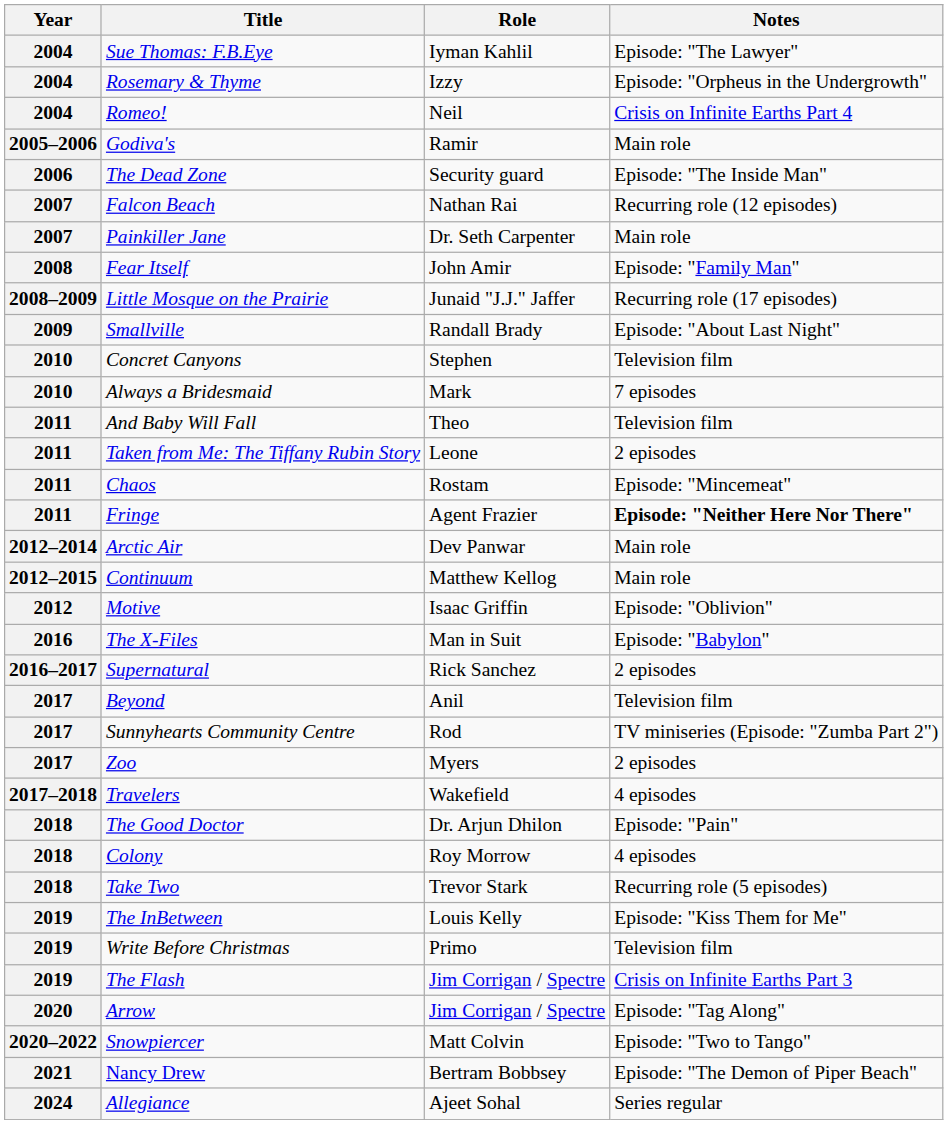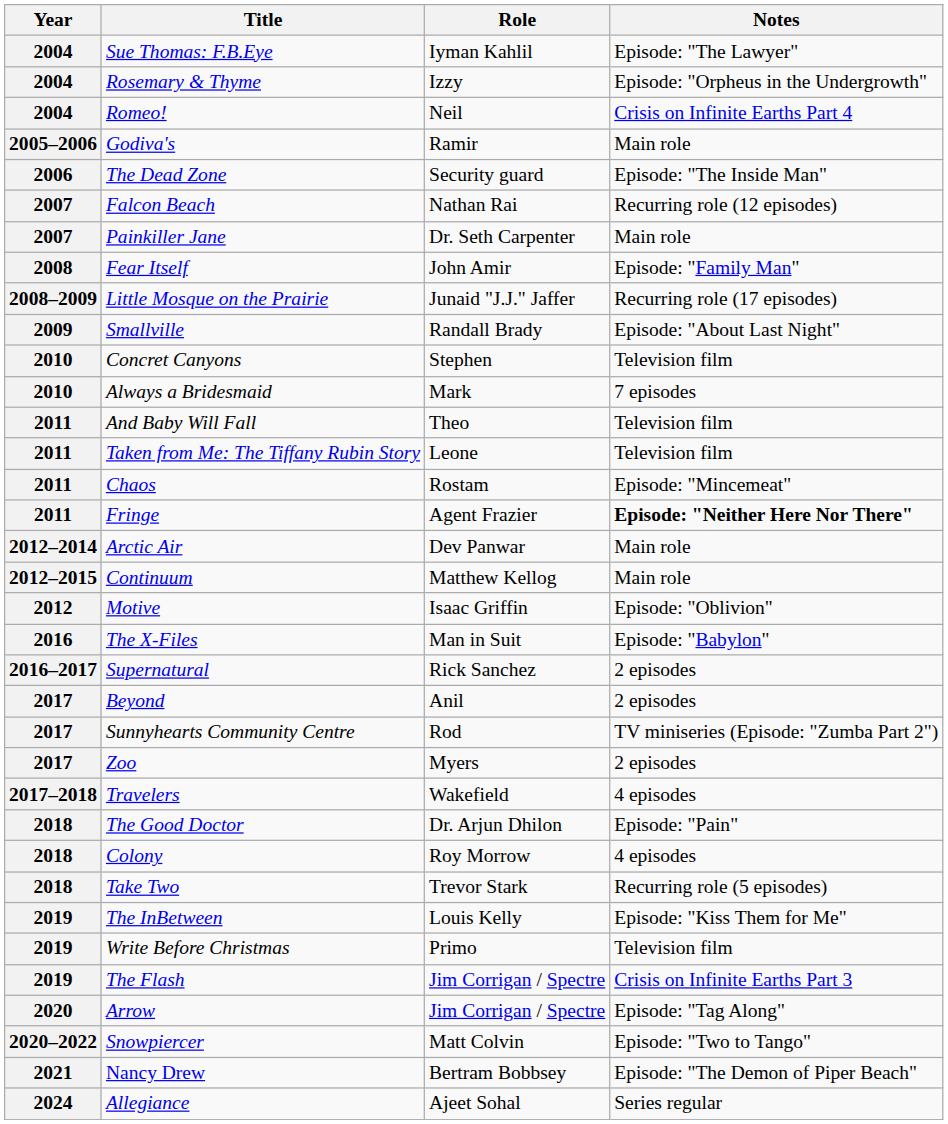(655, 453) 2 episodes -> (673, 453) Television film
(673, 701) Television film -> (655, 701) 2 episodes
